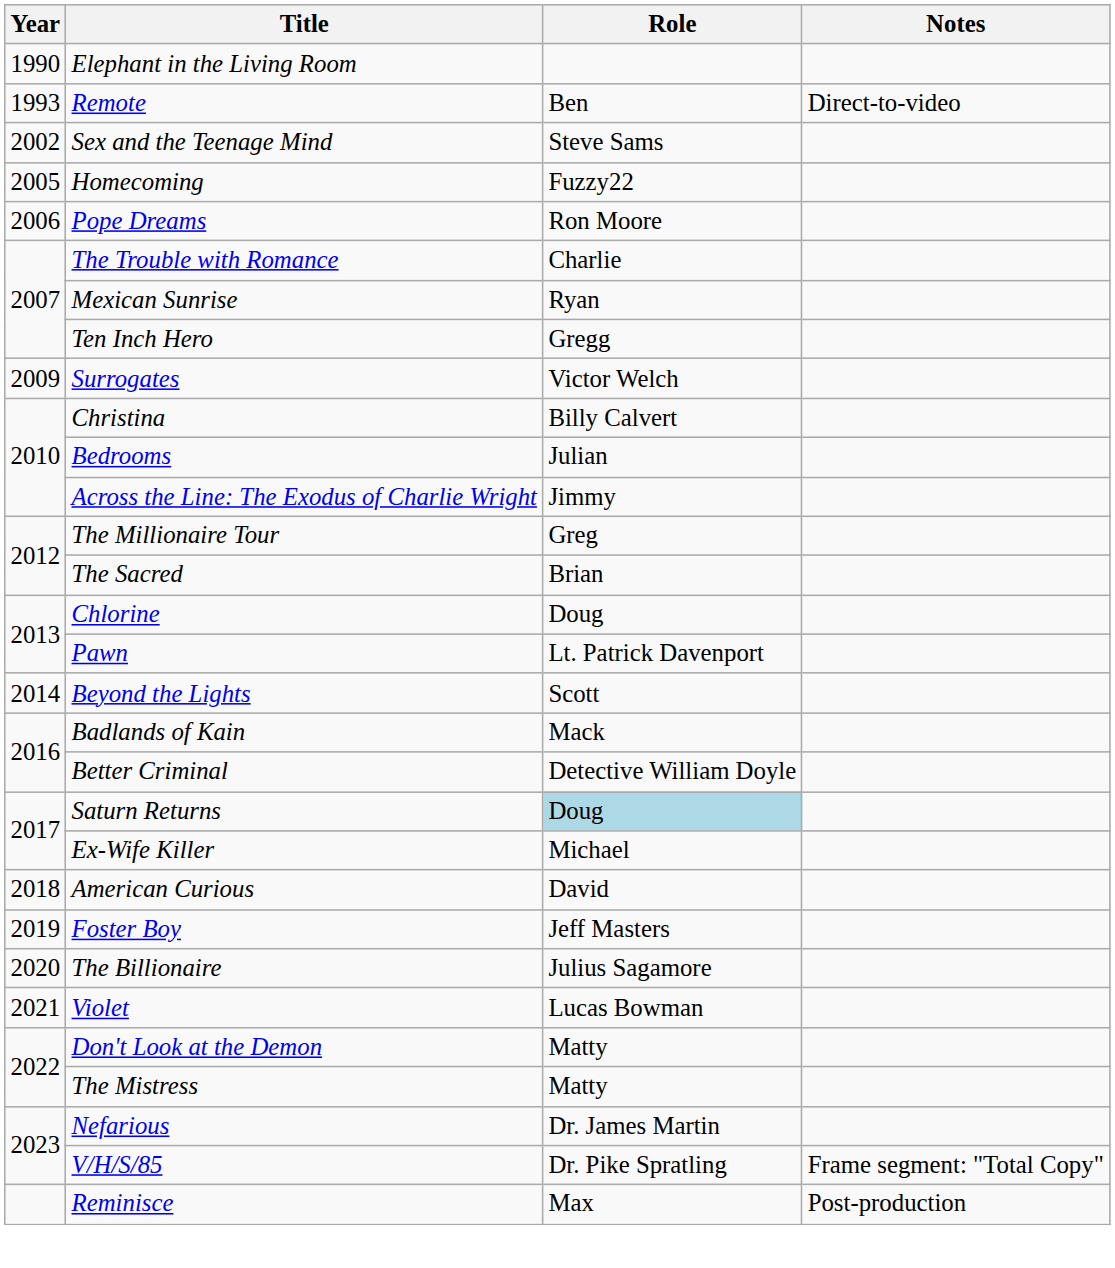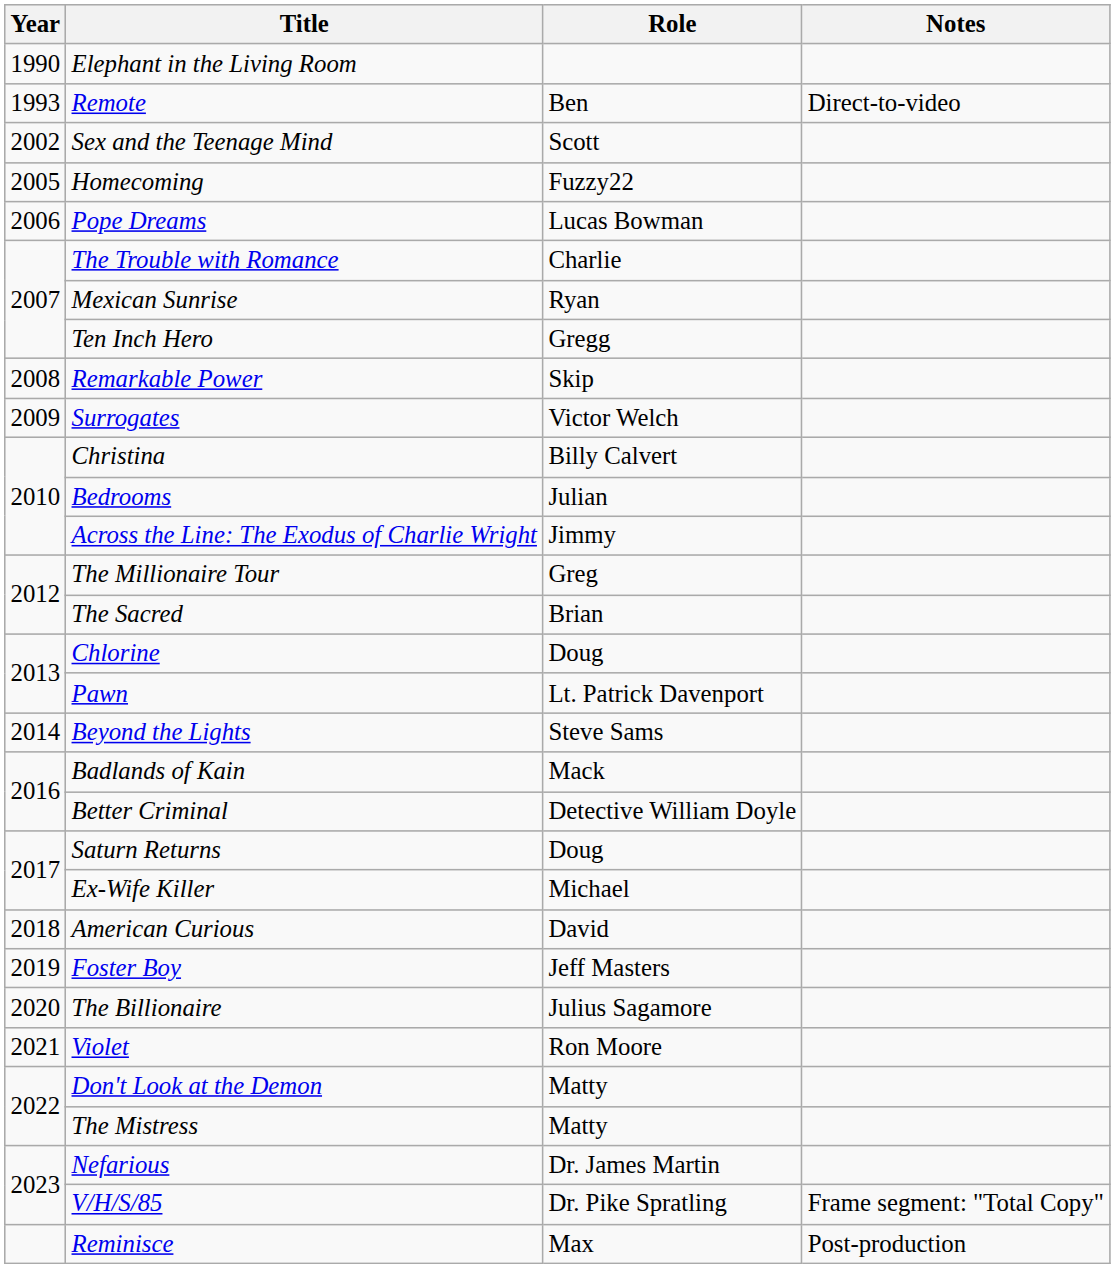(606, 142) Steve Sams -> (574, 142) Scott
(605, 220) Ron Moore -> (626, 220) Lucas Bowman
+ row: (167, 378)
(574, 692) Scott -> (606, 732) Steve Sams
(576, 810) lightblue background -> (576, 850) no background
(626, 1007) Lucas Bowman -> (605, 1046) Ron Moore
